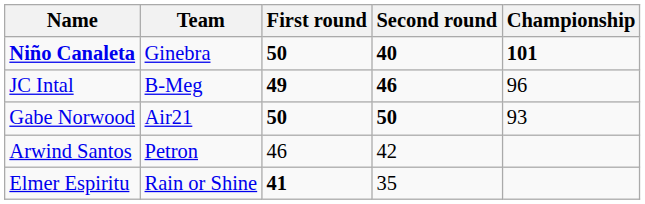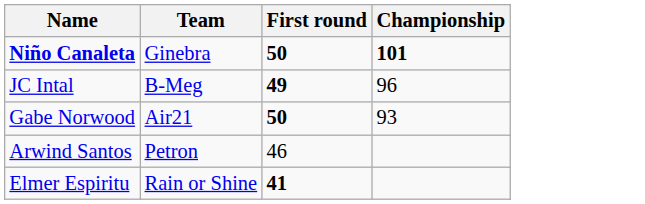- column: (437, 20)
